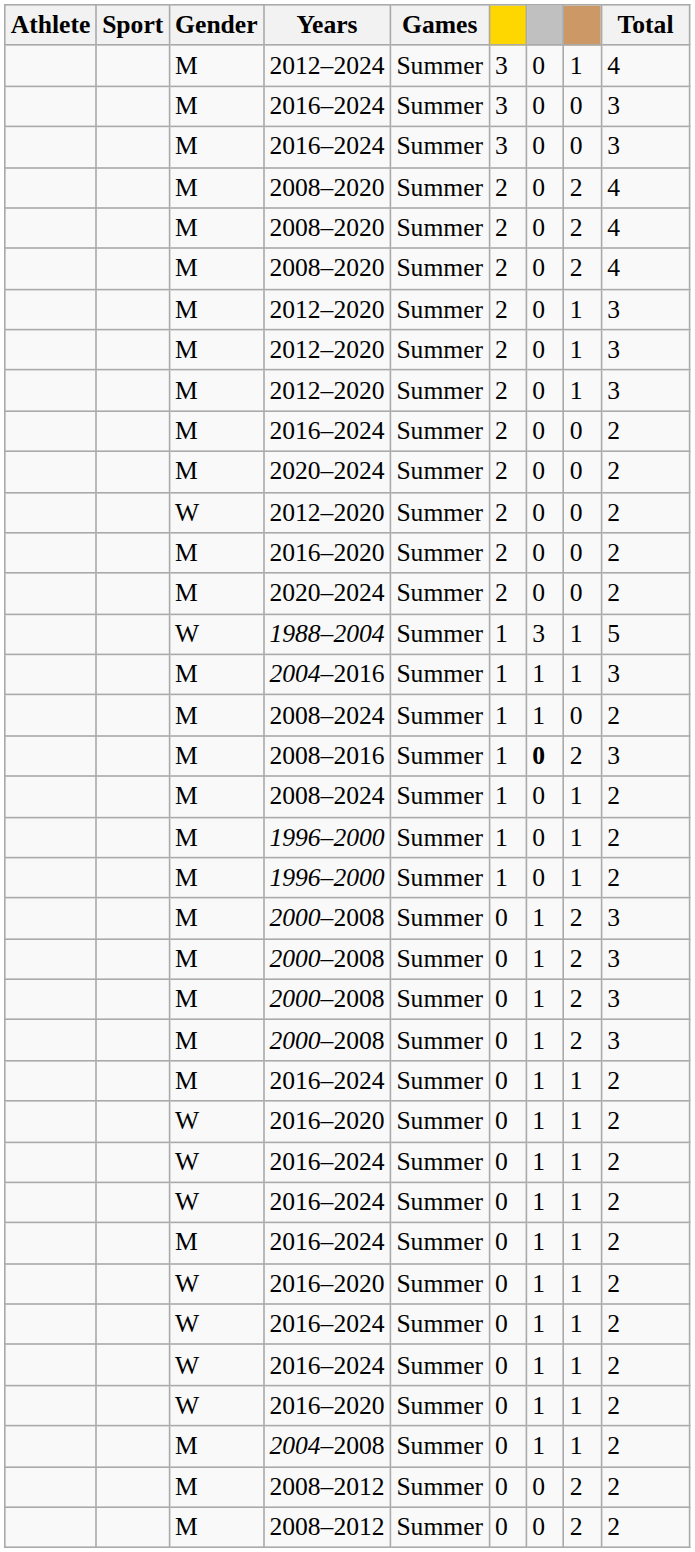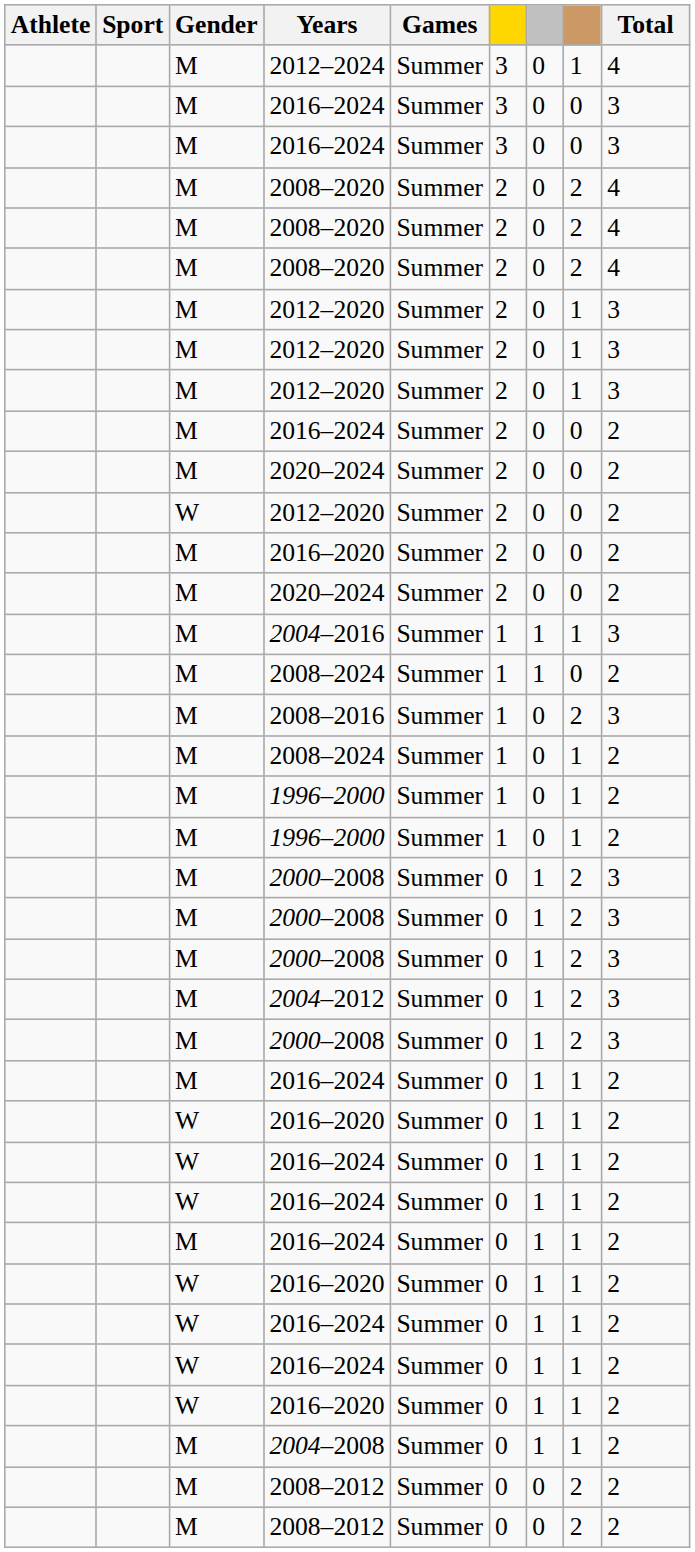- row: (187, 633)
(539, 755) bold -> (539, 715) normal
+ row: (186, 999)
